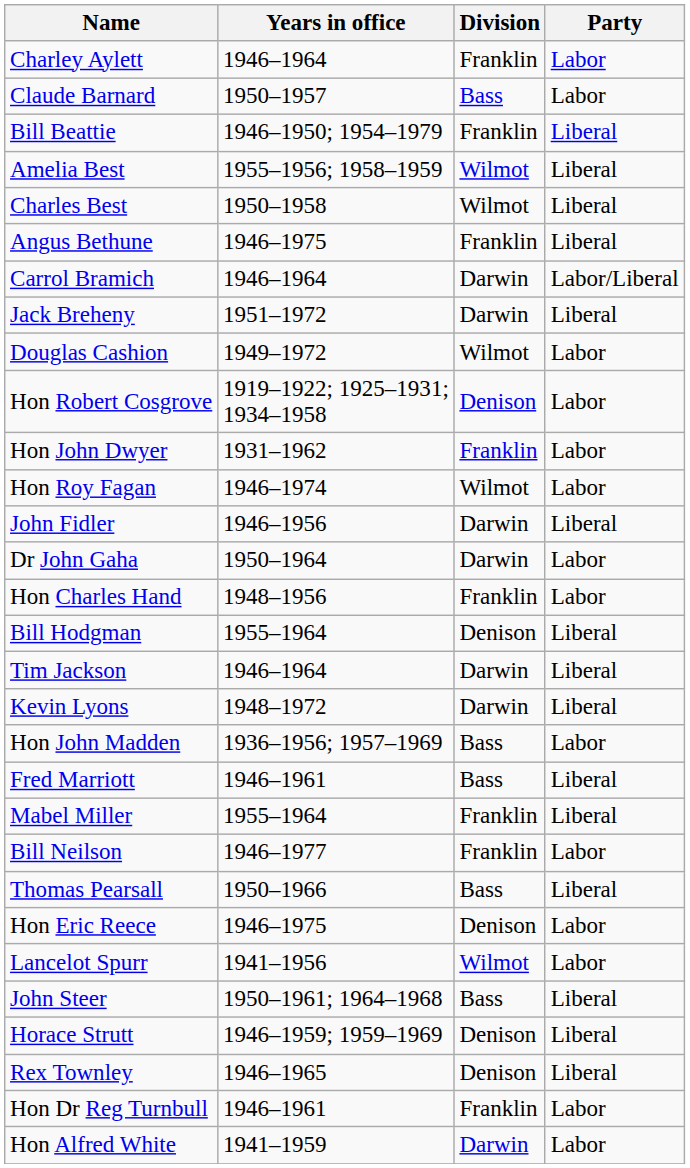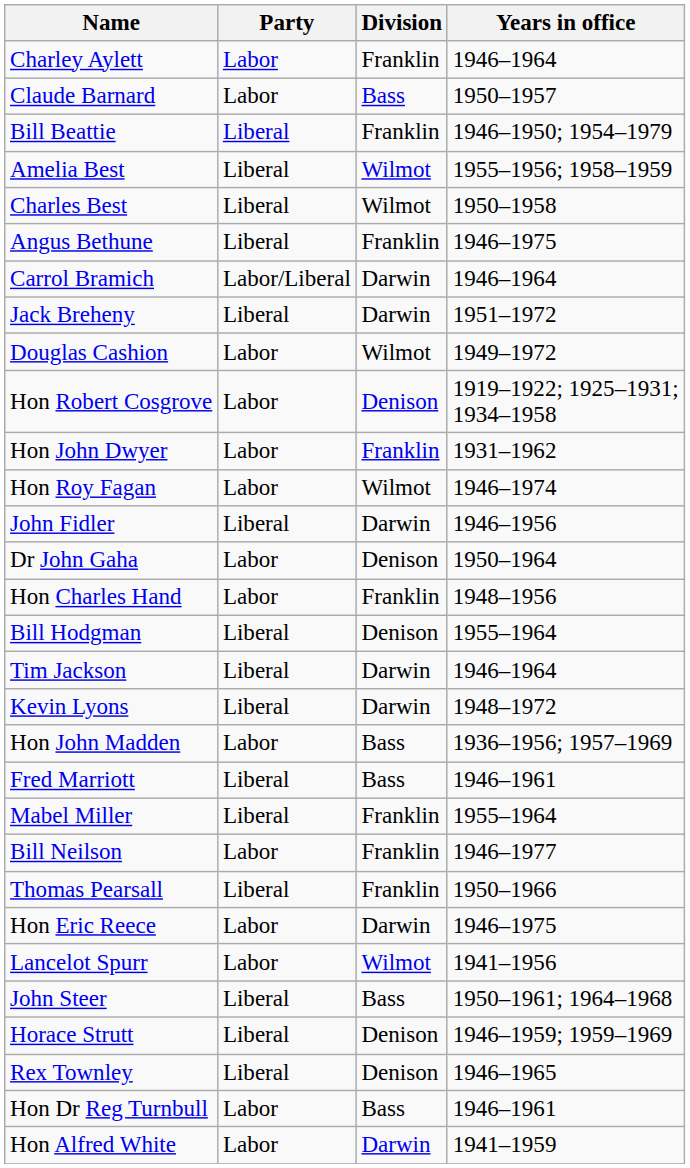columns swapped: (615, 22) <-> (336, 22)
(494, 560) Darwin -> (400, 560) Denison
(481, 889) Bass -> (400, 889) Franklin
(498, 925) Denison -> (396, 925) Darwin
(498, 1108) Franklin -> (383, 1108) Bass
